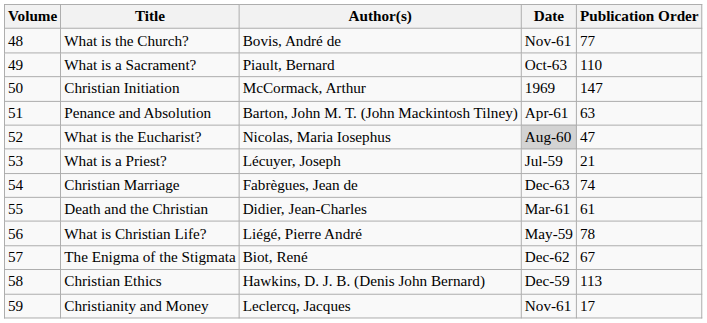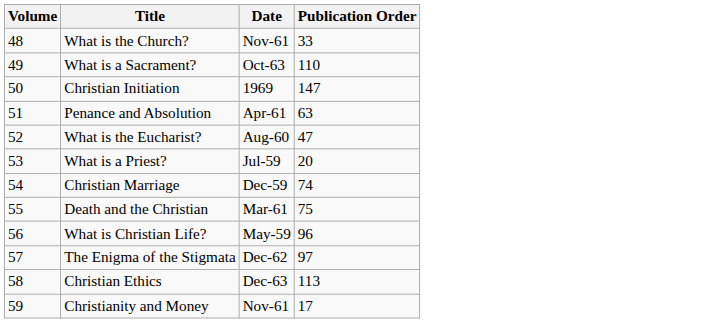- column: (380, 16)
(588, 40) 77 -> (305, 40) 33
(548, 137) lightgrey background -> (266, 137) no background
(588, 161) 21 -> (305, 161) 20
(547, 185) Dec-63 -> (265, 185) Dec-59
(588, 209) 61 -> (305, 209) 75
(588, 233) 78 -> (305, 233) 96
(588, 257) 67 -> (305, 257) 97
(547, 281) Dec-59 -> (265, 281) Dec-63
